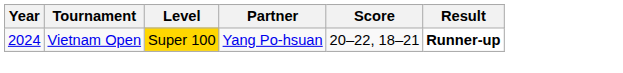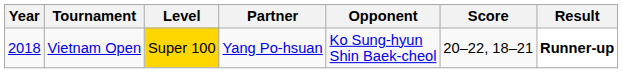+ column: (383, 17)
(24, 40) 2024 -> (24, 48) 2018
